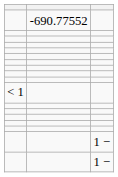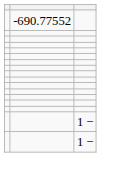- row: (16, 92)
